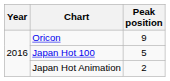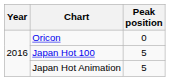(144, 38) 9 -> (144, 38) 0
(144, 68) 2 -> (144, 68) 5
